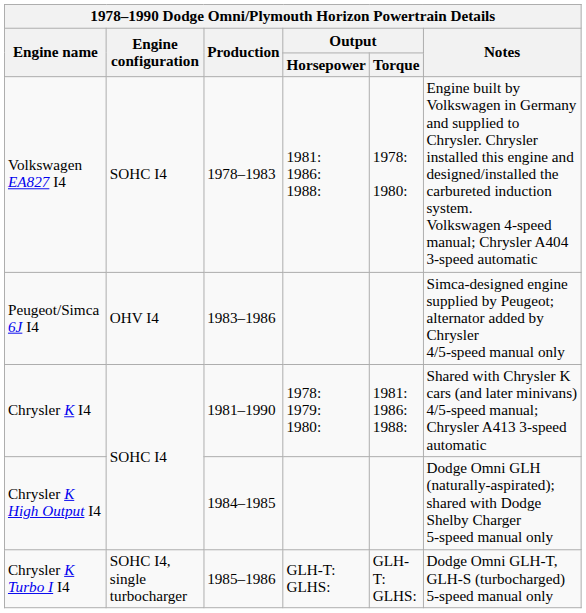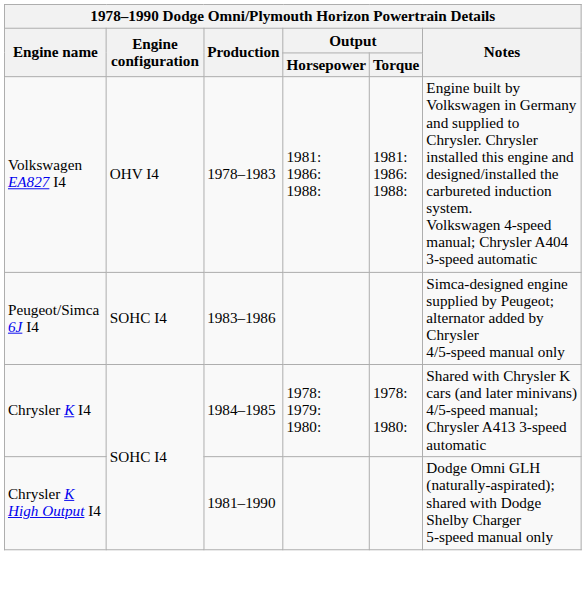(138, 174) SOHC I4 -> (134, 174) OHV I4
(390, 174) 1978: 1980: -> (390, 174) 1981: 1986: 1988:
(134, 318) OHV I4 -> (138, 318) SOHC I4
(241, 410) 1981–1990 -> (241, 410) 1984–1985
(390, 410) 1981: 1986: 1988: -> (390, 410) 1978: 1980:
(241, 503) 1984–1985 -> (241, 503) 1981–1990
- row: (41, 578)
